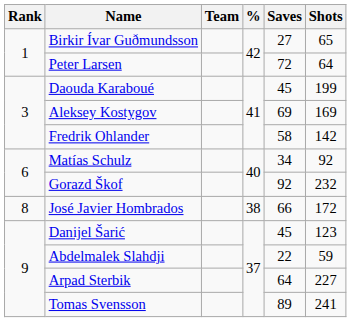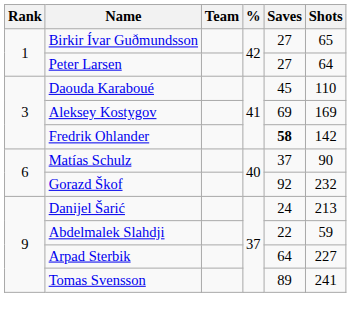(285, 64) 72 -> (285, 64) 27
(326, 88) 199 -> (326, 88) 110
(285, 136) normal -> (285, 136) bold
(285, 160) 34 -> (285, 160) 37
(326, 160) 92 -> (326, 160) 90
- row: (116, 208)
(285, 232) 45 -> (285, 208) 24
(326, 232) 123 -> (326, 208) 213
